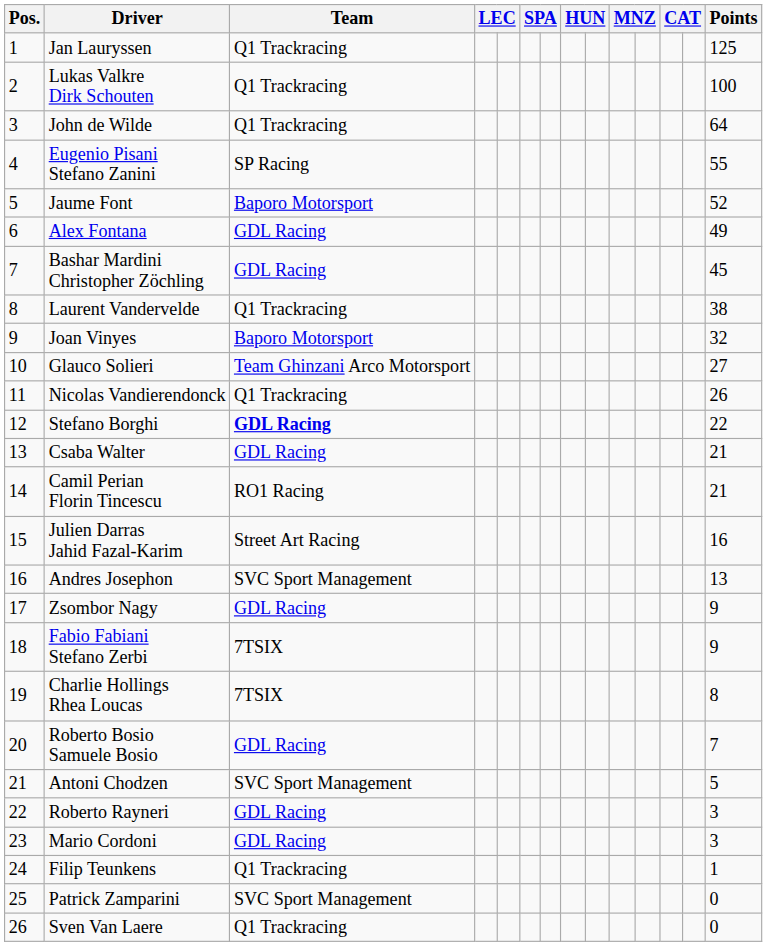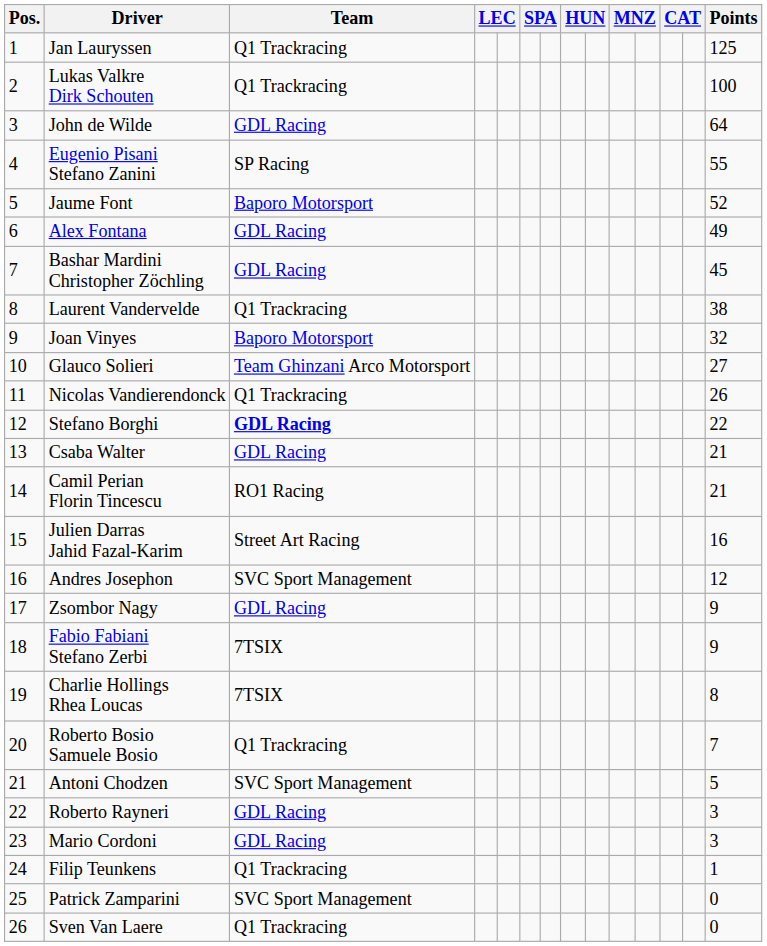(290, 125) Q1 Trackracing -> (280, 125) GDL Racing
(718, 579) 13 -> (718, 579) 12
(280, 744) GDL Racing -> (290, 744) Q1 Trackracing
